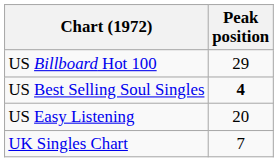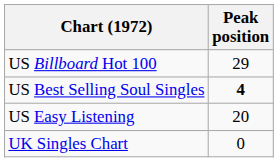(241, 143) 7 -> (241, 143) 0
